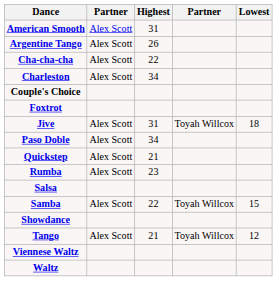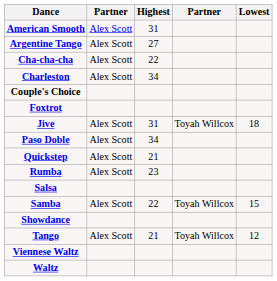(153, 44) 26 -> (153, 44) 27
